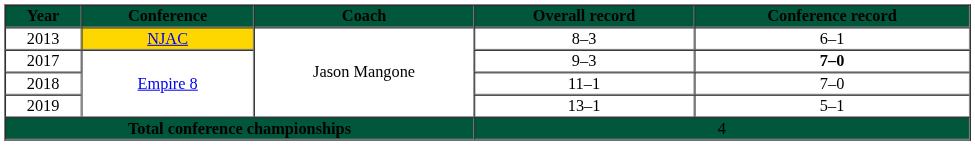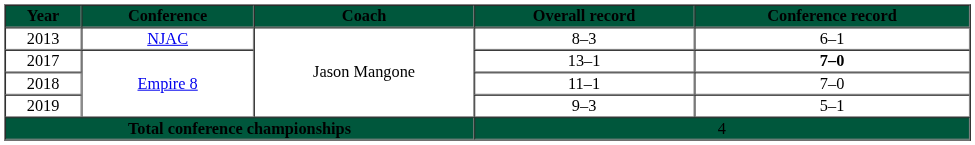(168, 38) gold background -> (168, 38) no background
(584, 61) 9–3 -> (584, 61) 13–1
(584, 105) 13–1 -> (584, 105) 9–3
